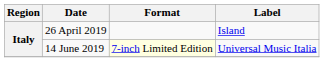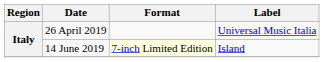(231, 30) Island -> (267, 30) Universal Music Italia
(267, 48) Universal Music Italia -> (231, 48) Island
